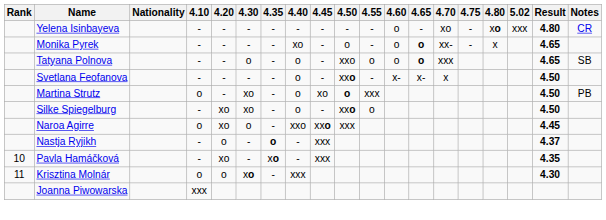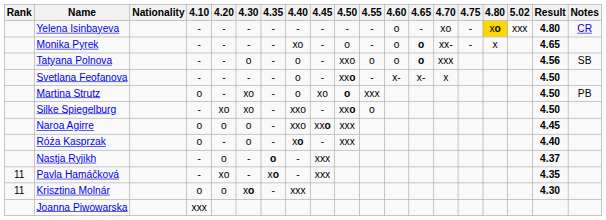(495, 28) no background -> (495, 28) gold background
(550, 61) 4.65 -> (550, 61) 4.56
(298, 110) o -> (298, 110) xxo
(224, 126) xo -> (224, 126) o
+ row: (71, 142)
(19, 158) 10 -> (19, 175) 11
